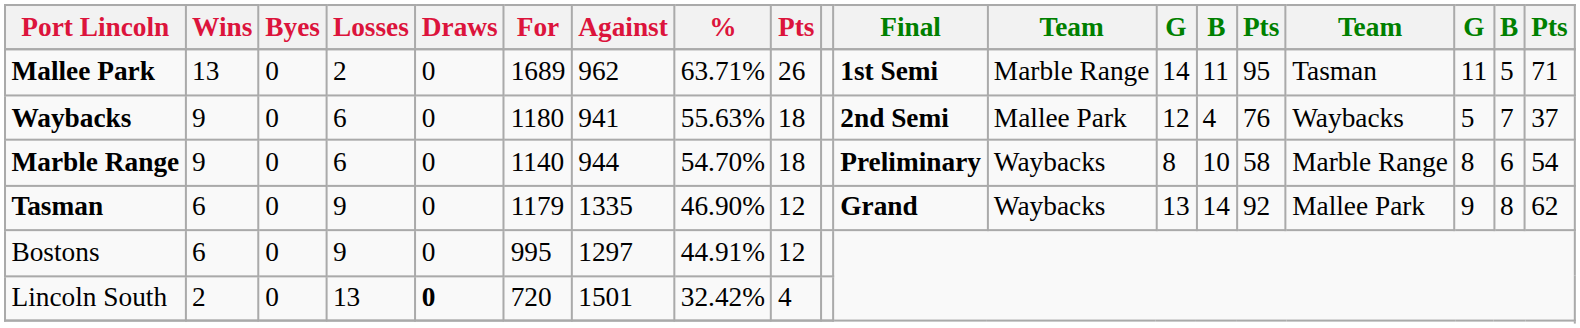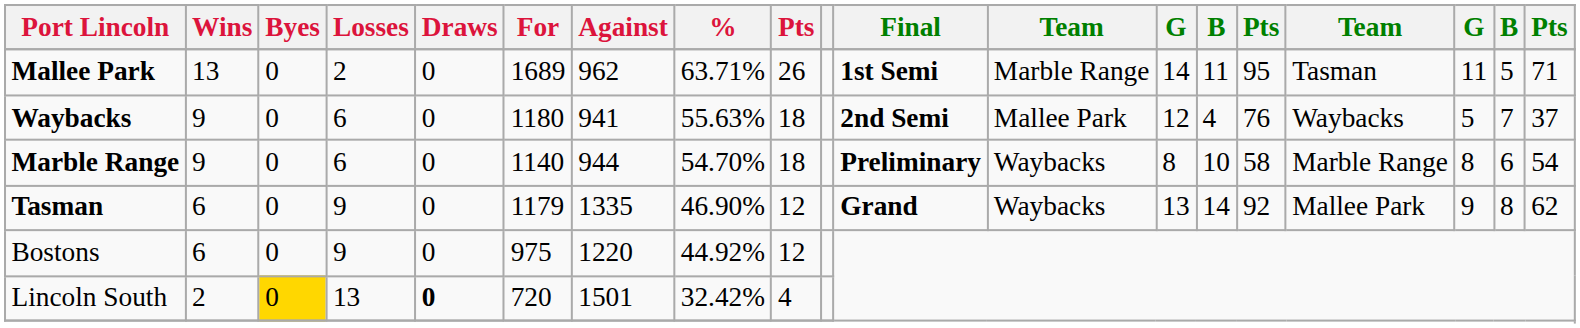(531, 252) 995 -> (531, 252) 975
(606, 252) 1297 -> (606, 252) 1220
(723, 252) 44.91% -> (723, 252) 44.92%
(272, 297) no background -> (272, 297) gold background
